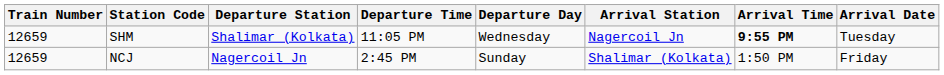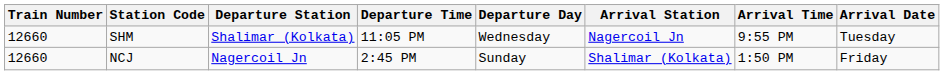(28, 37) 12659 -> (28, 37) 12660
(766, 37) bold -> (766, 37) normal
(28, 59) 12659 -> (28, 59) 12660
